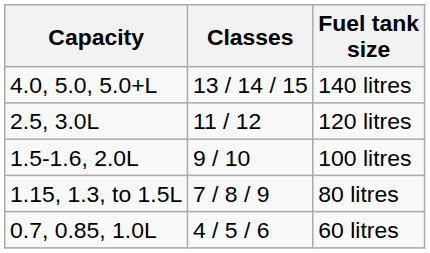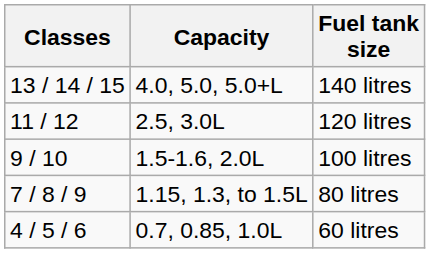columns swapped: (250, 36) <-> (96, 36)
